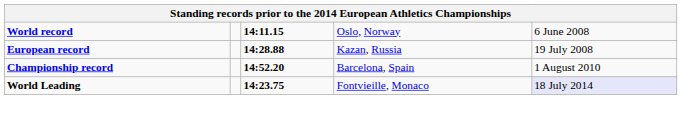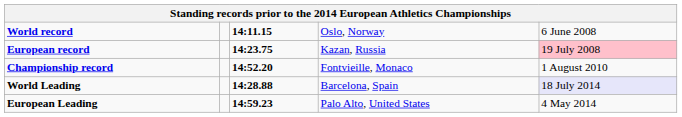(264, 49) 14:28.88 -> (252, 49) 14:23.75
(564, 49) no background -> (571, 49) pink background
(375, 67) Barcelona, Spain -> (367, 67) Fontvieille, Monaco
(264, 85) 14:23.75 -> (252, 85) 14:28.88
(383, 85) Fontvieille, Monaco -> (359, 85) Barcelona, Spain
+ row: (52, 103)
